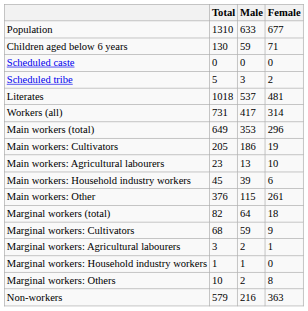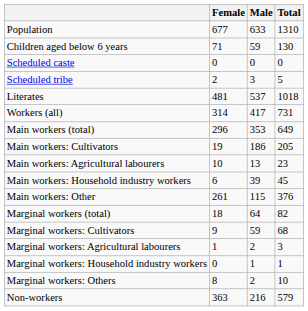columns swapped: (224, 12) <-> (284, 12)
